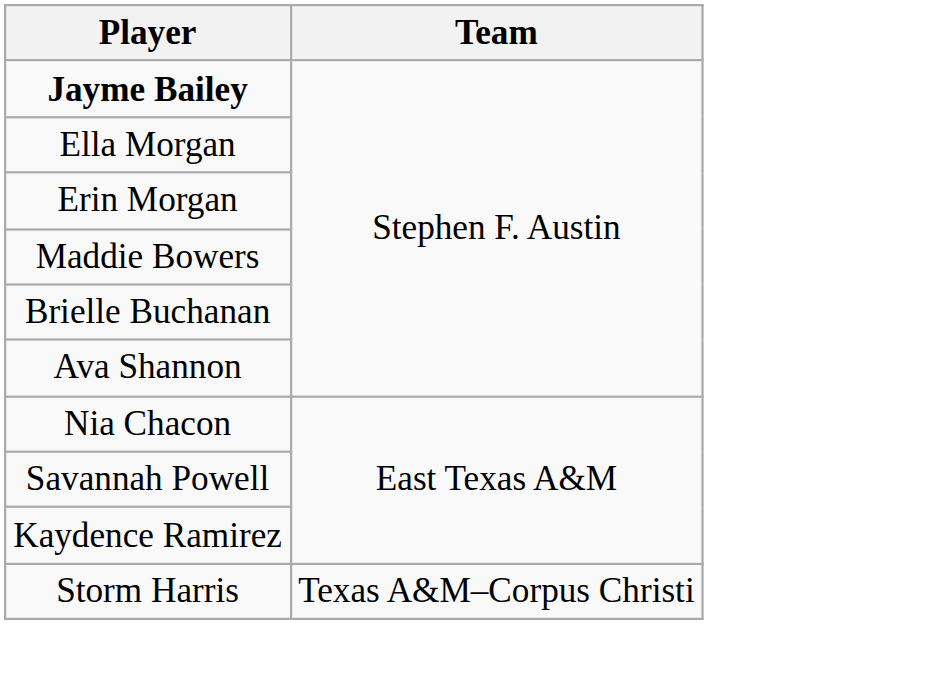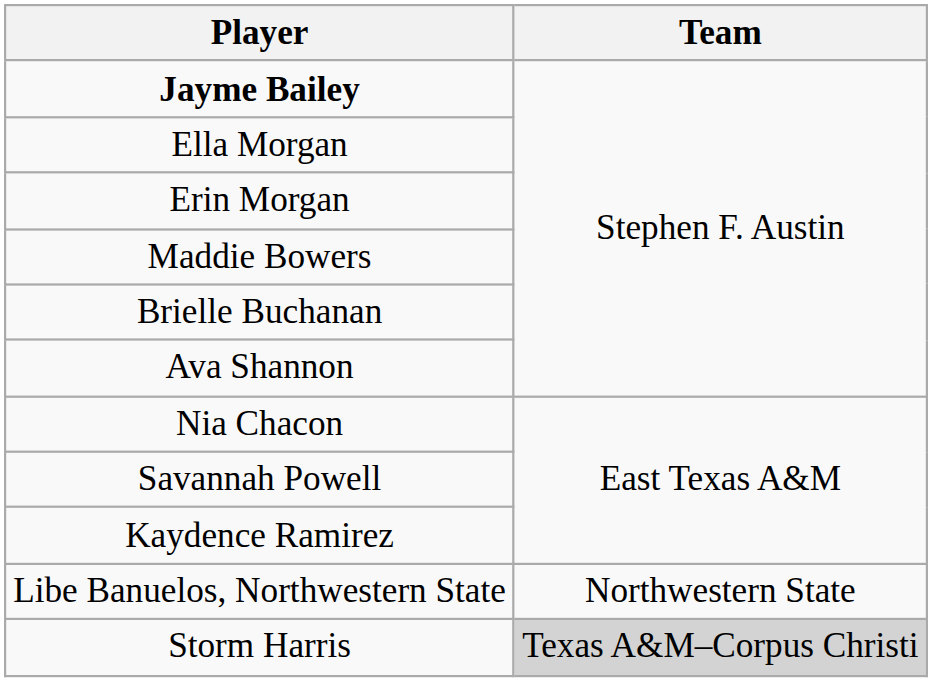+ row: (260, 590)
(496, 590) no background -> (720, 646) lightgrey background
